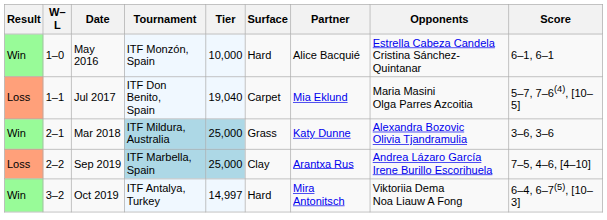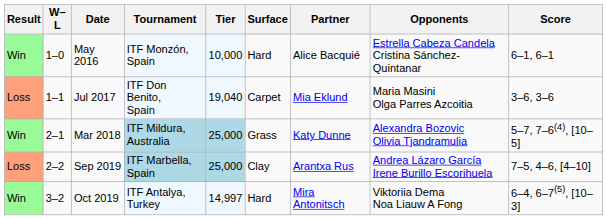(552, 97) 5–7, 7–6(4), [10–5] -> (532, 97) 3–6, 3–6
(532, 134) 3–6, 3–6 -> (552, 135) 5–7, 7–6(4), [10–5]
